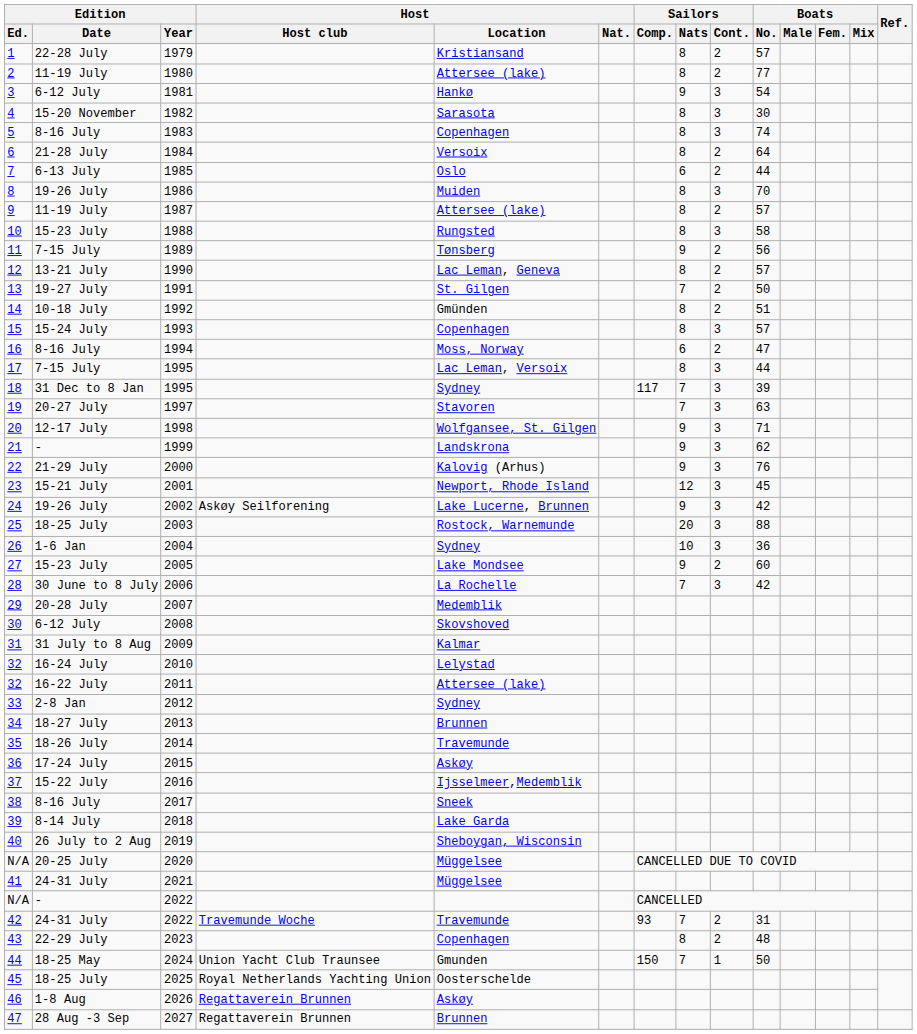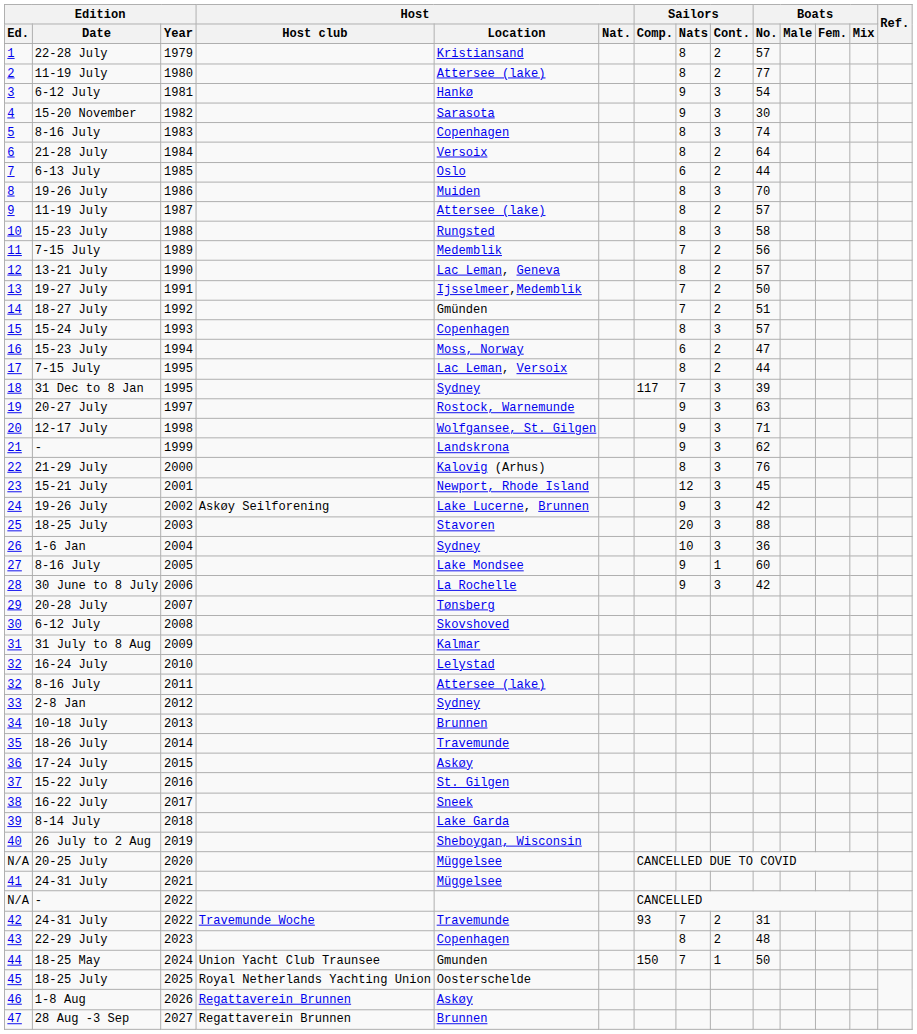(683, 113) 8 -> (683, 113) 9
(466, 251) Tønsberg -> (469, 251) Medemblik
(683, 251) 9 -> (683, 251) 7
(473, 290) St. Gilgen -> (509, 290) Ijsselmeer,Medemblik
(71, 310) 10-18 July -> (71, 310) 18-27 July
(683, 310) 8 -> (683, 310) 7
(68, 349) 8-16 July -> (71, 349) 15-23 July
(717, 369) 3 -> (717, 369) 2
(466, 408) Stavoren -> (506, 408) Rostock, Warnemunde
(683, 408) 7 -> (683, 408) 9
(683, 468) 9 -> (683, 468) 8
(506, 527) Rostock, Warnemunde -> (466, 527) Stavoren
(71, 566) 15-23 July -> (68, 566) 8-16 July
(717, 566) 2 -> (717, 566) 1
(683, 586) 7 -> (683, 586) 9
(469, 605) Medemblik -> (466, 605) Tønsberg
(71, 684) 16-22 July -> (68, 684) 8-16 July
(71, 724) 18-27 July -> (71, 724) 10-18 July
(509, 783) Ijsselmeer,Medemblik -> (473, 783) St. Gilgen
(68, 802) 8-16 July -> (71, 802) 16-22 July
